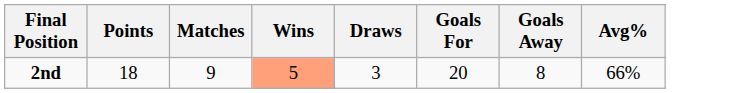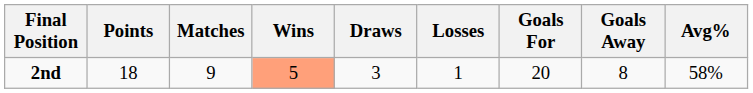+ column: (458, 31)
(623, 73) 66% -> (706, 73) 58%
